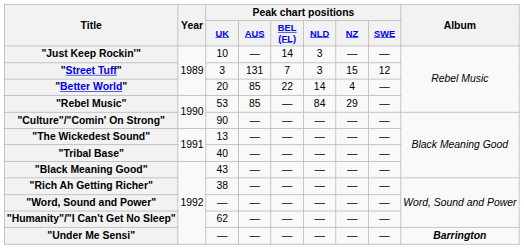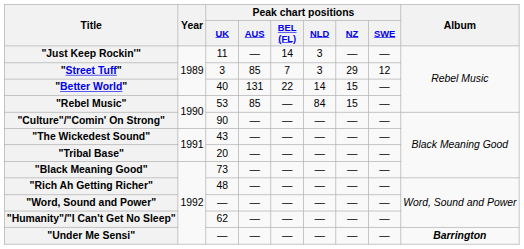(222, 54) 10 -> (222, 54) 11
(255, 70) 131 -> (255, 70) 85
(352, 70) 15 -> (352, 70) 29
(222, 87) 20 -> (222, 87) 40
(255, 87) 85 -> (255, 87) 131
(352, 87) 4 -> (352, 87) 15
(352, 103) 29 -> (352, 103) 15
(222, 136) 13 -> (222, 136) 43
(222, 153) 40 -> (222, 153) 20
(222, 169) 43 -> (222, 169) 73
(222, 186) 38 -> (222, 186) 48
